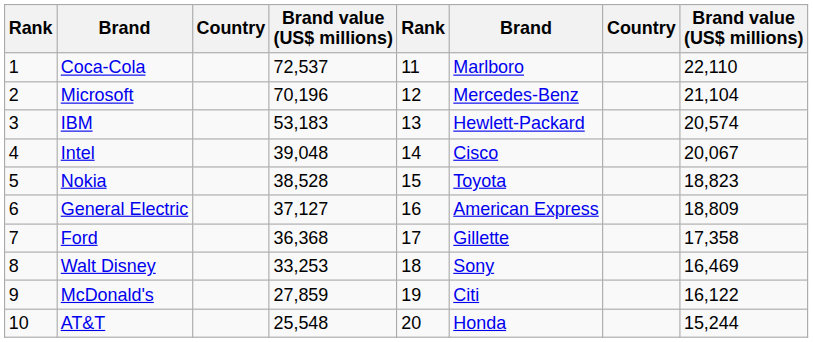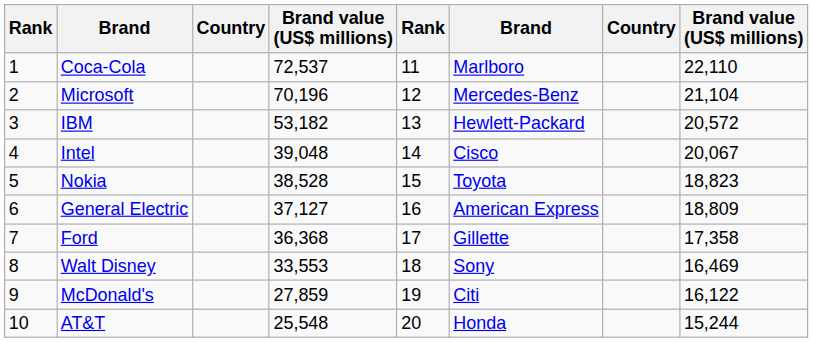(301, 124) 53,183 -> (301, 124) 53,182
(711, 124) 20,574 -> (711, 124) 20,572
(301, 266) 33,253 -> (301, 266) 33,553
